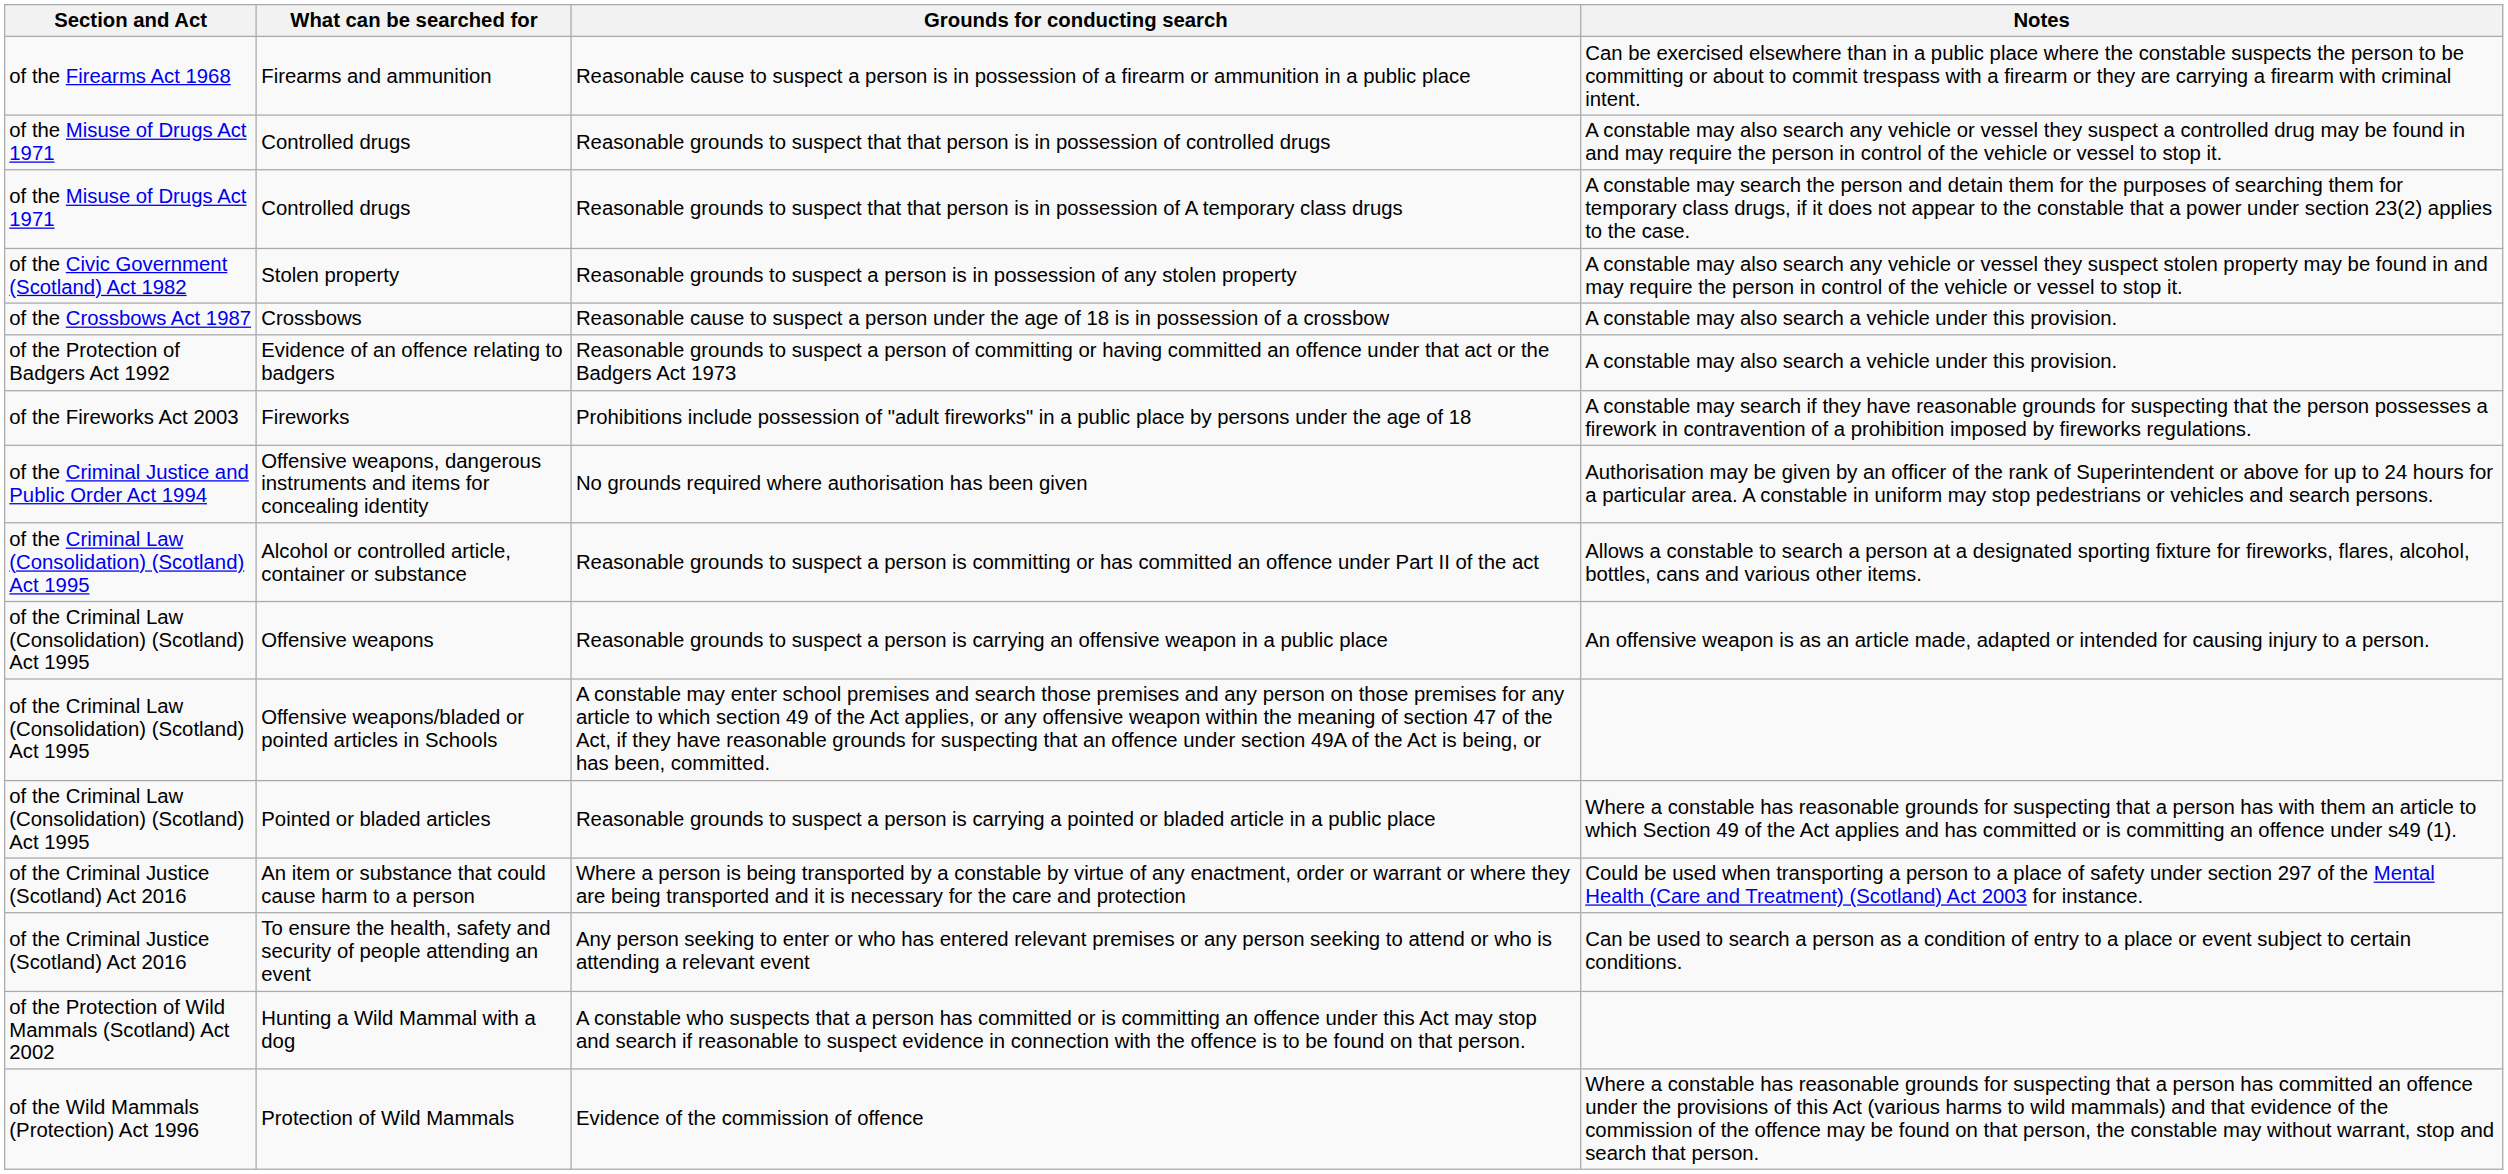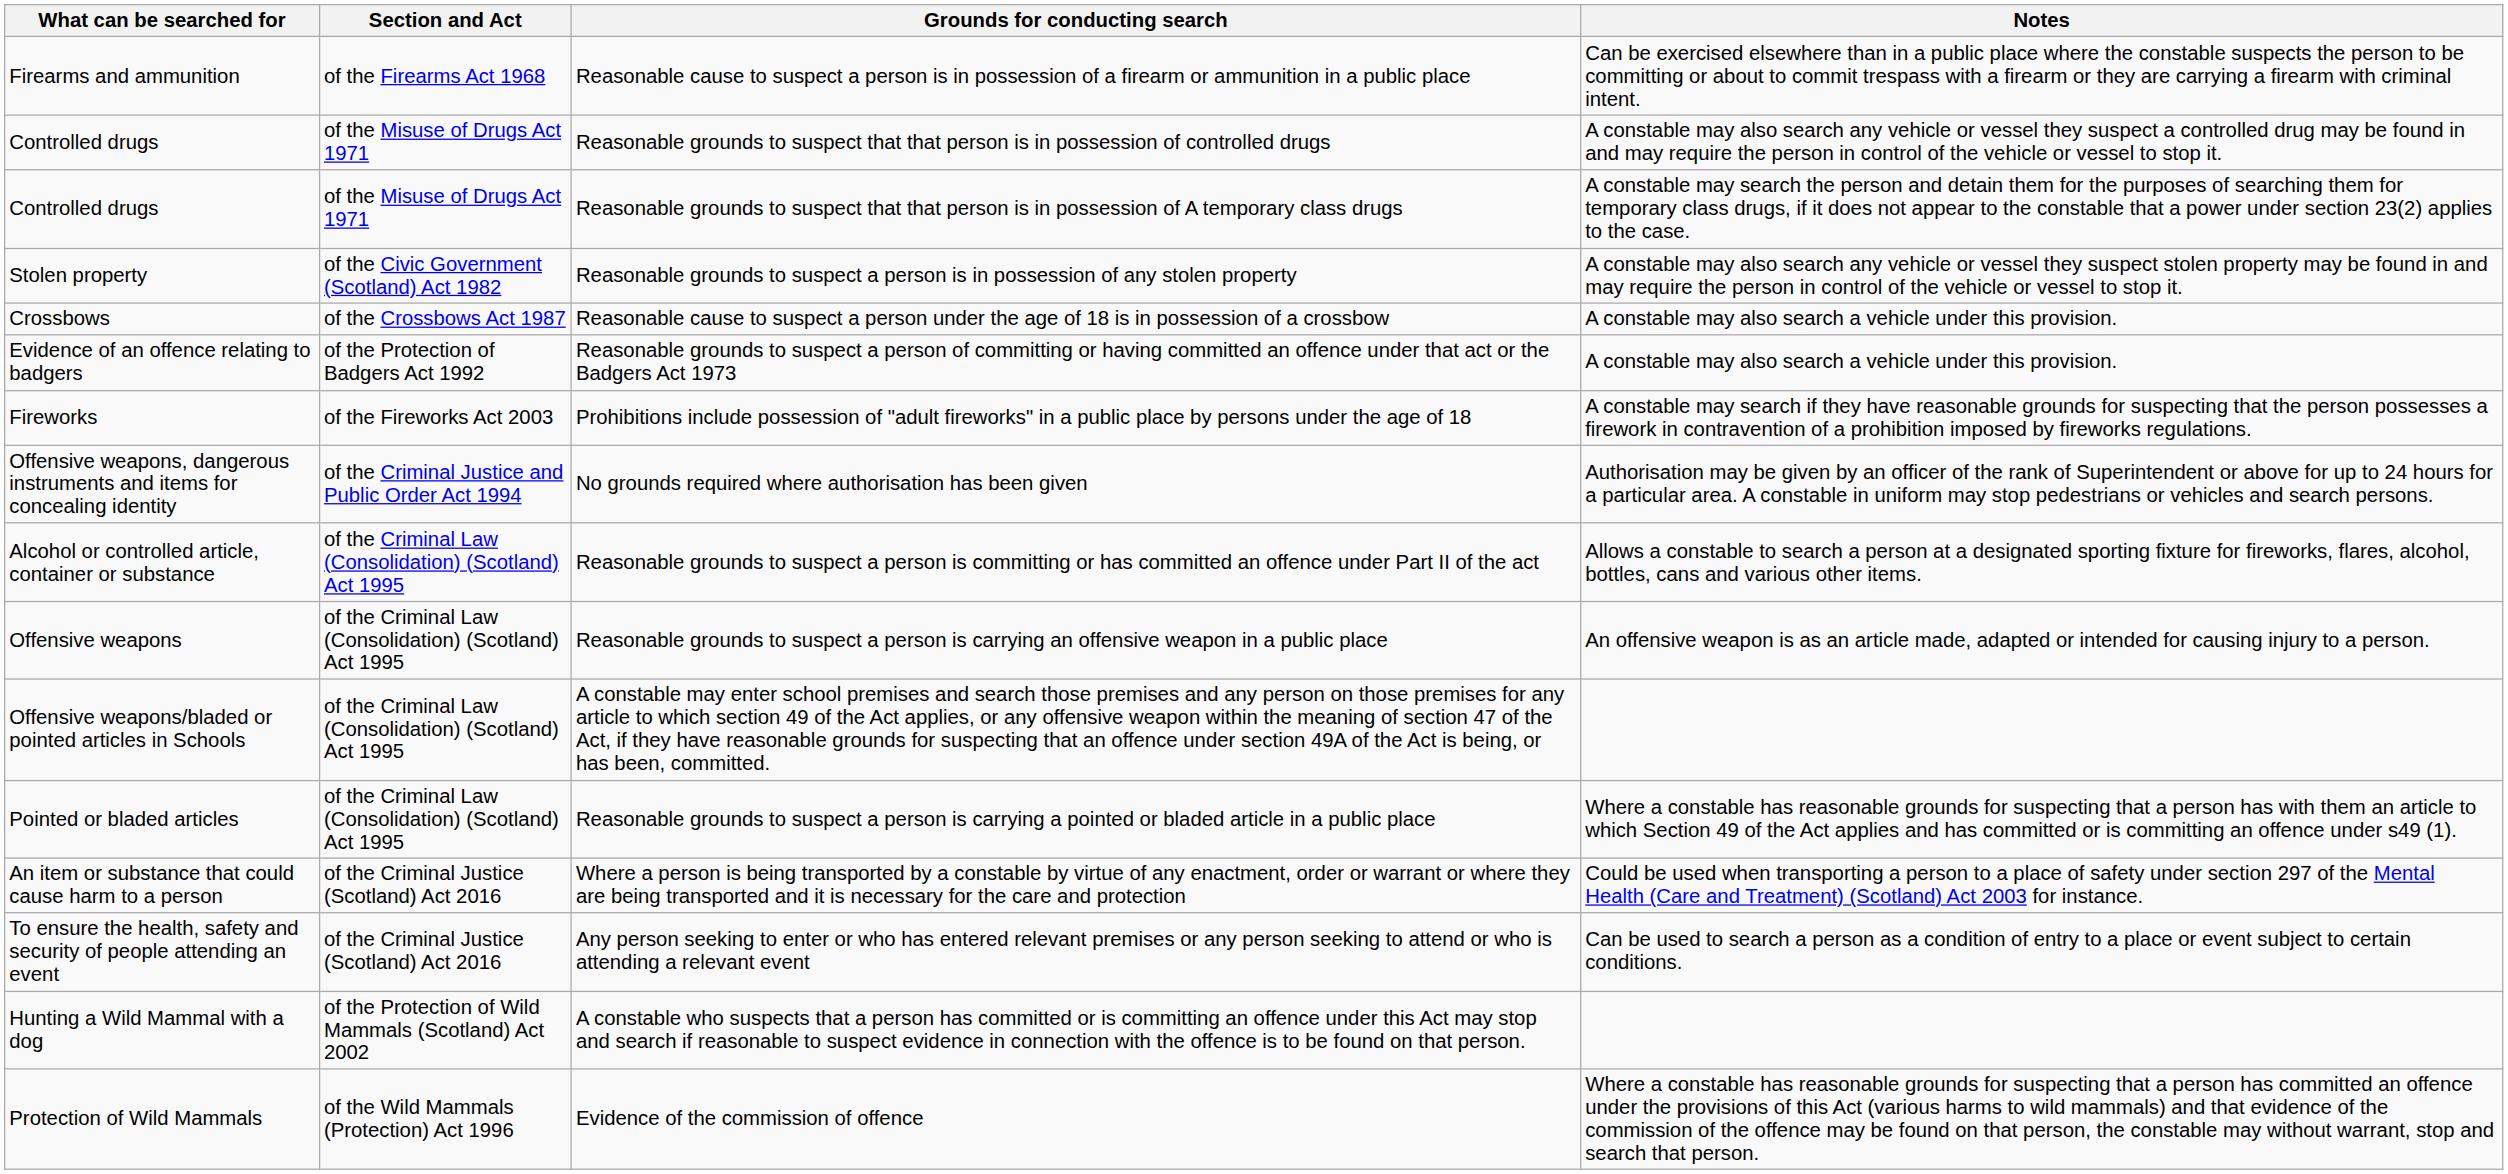columns swapped: (131, 20) <-> (414, 20)
